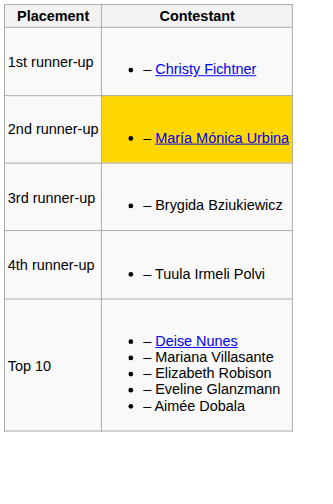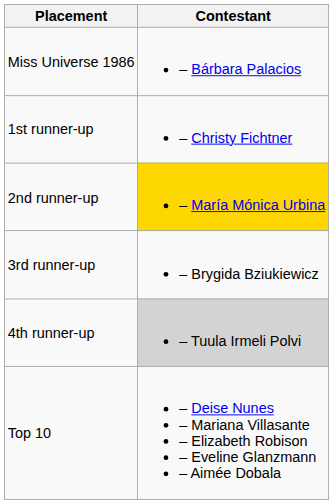+ row: (71, 61)
(197, 273) no background -> (233, 341) lightgrey background
